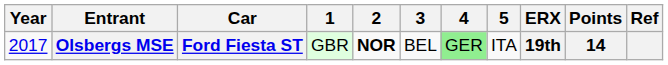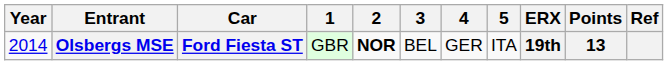(28, 45) 2017 -> (28, 45) 2014
(464, 45) lightgreen background -> (464, 45) no background
(596, 45) 14 -> (596, 45) 13
